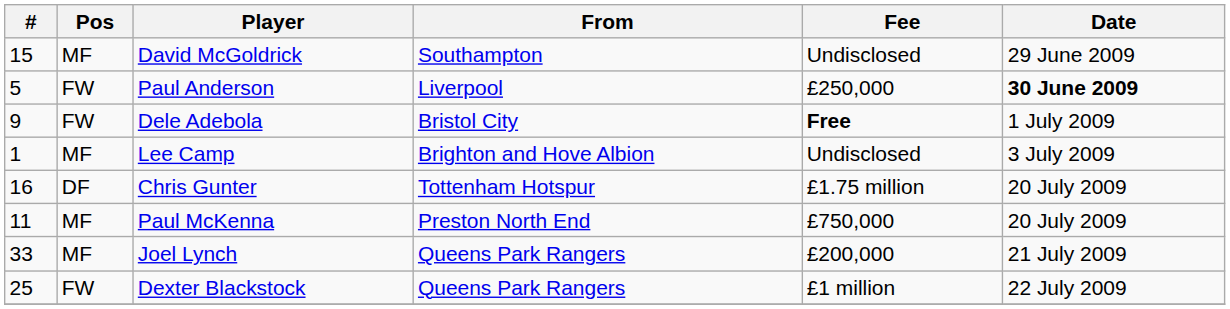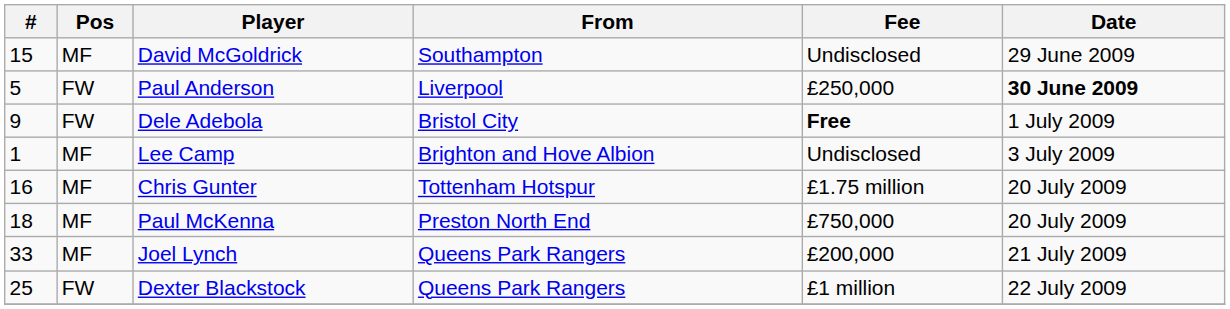(76, 188) DF -> (77, 188) MF
(20, 221) 11 -> (21, 221) 18
